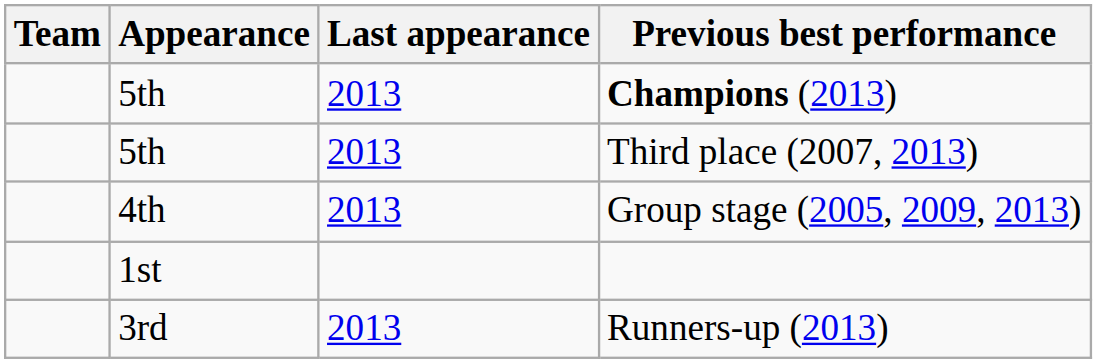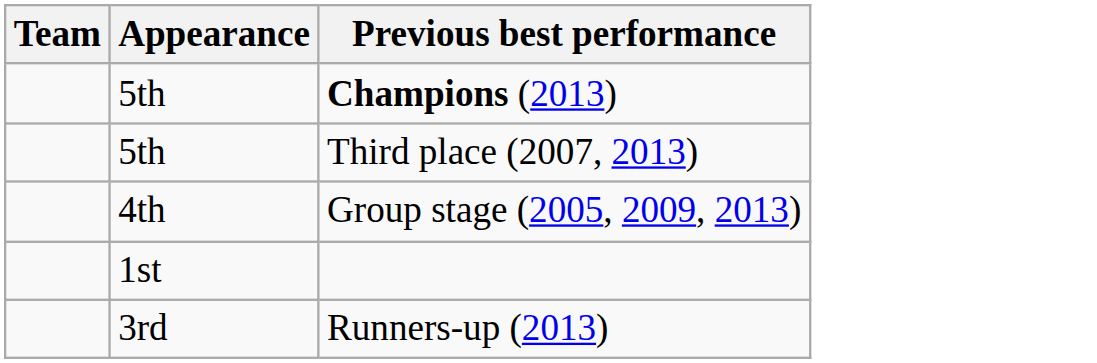- column: (458, 33)
